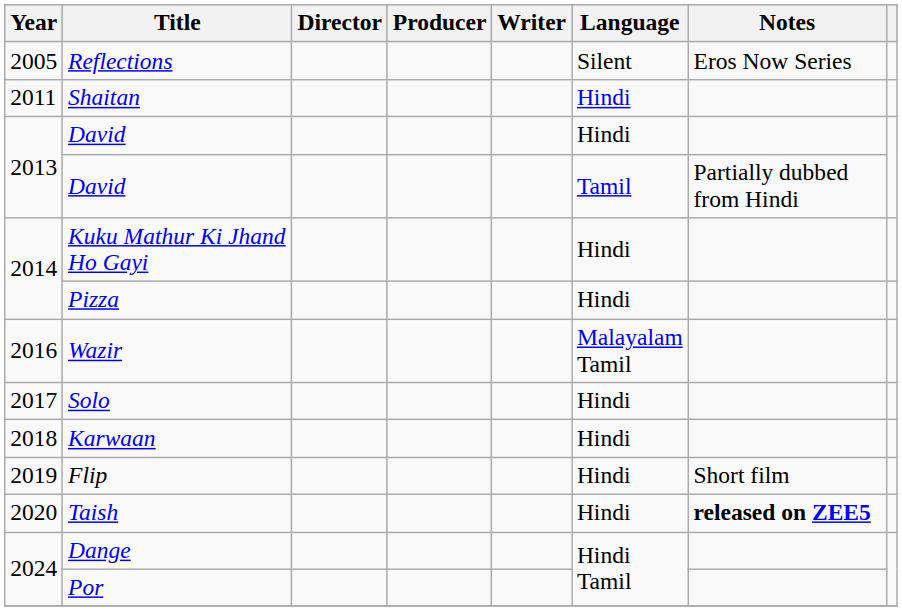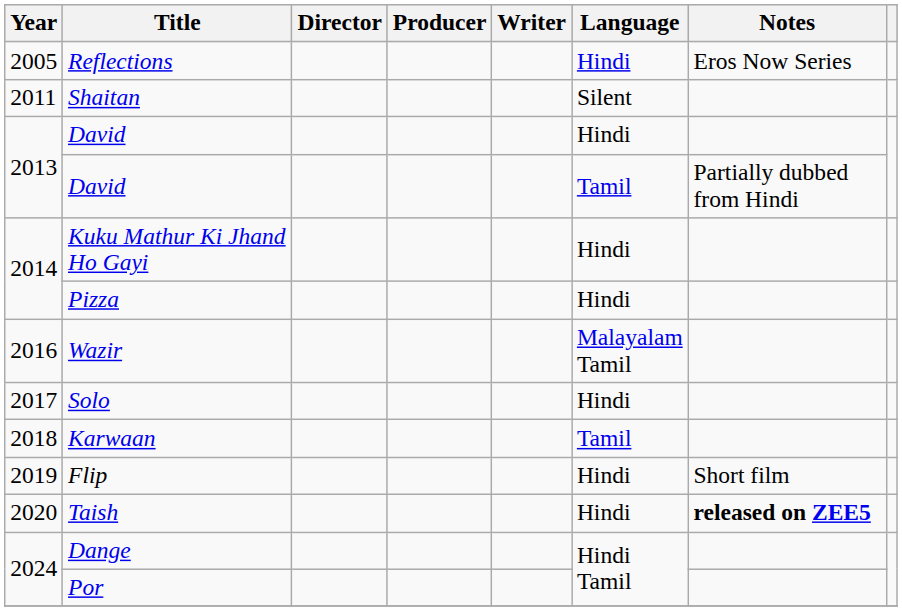(604, 60) Silent -> (604, 60) Hindi
(604, 97) Hindi -> (604, 97) Silent
(604, 438) Hindi -> (604, 438) Tamil
